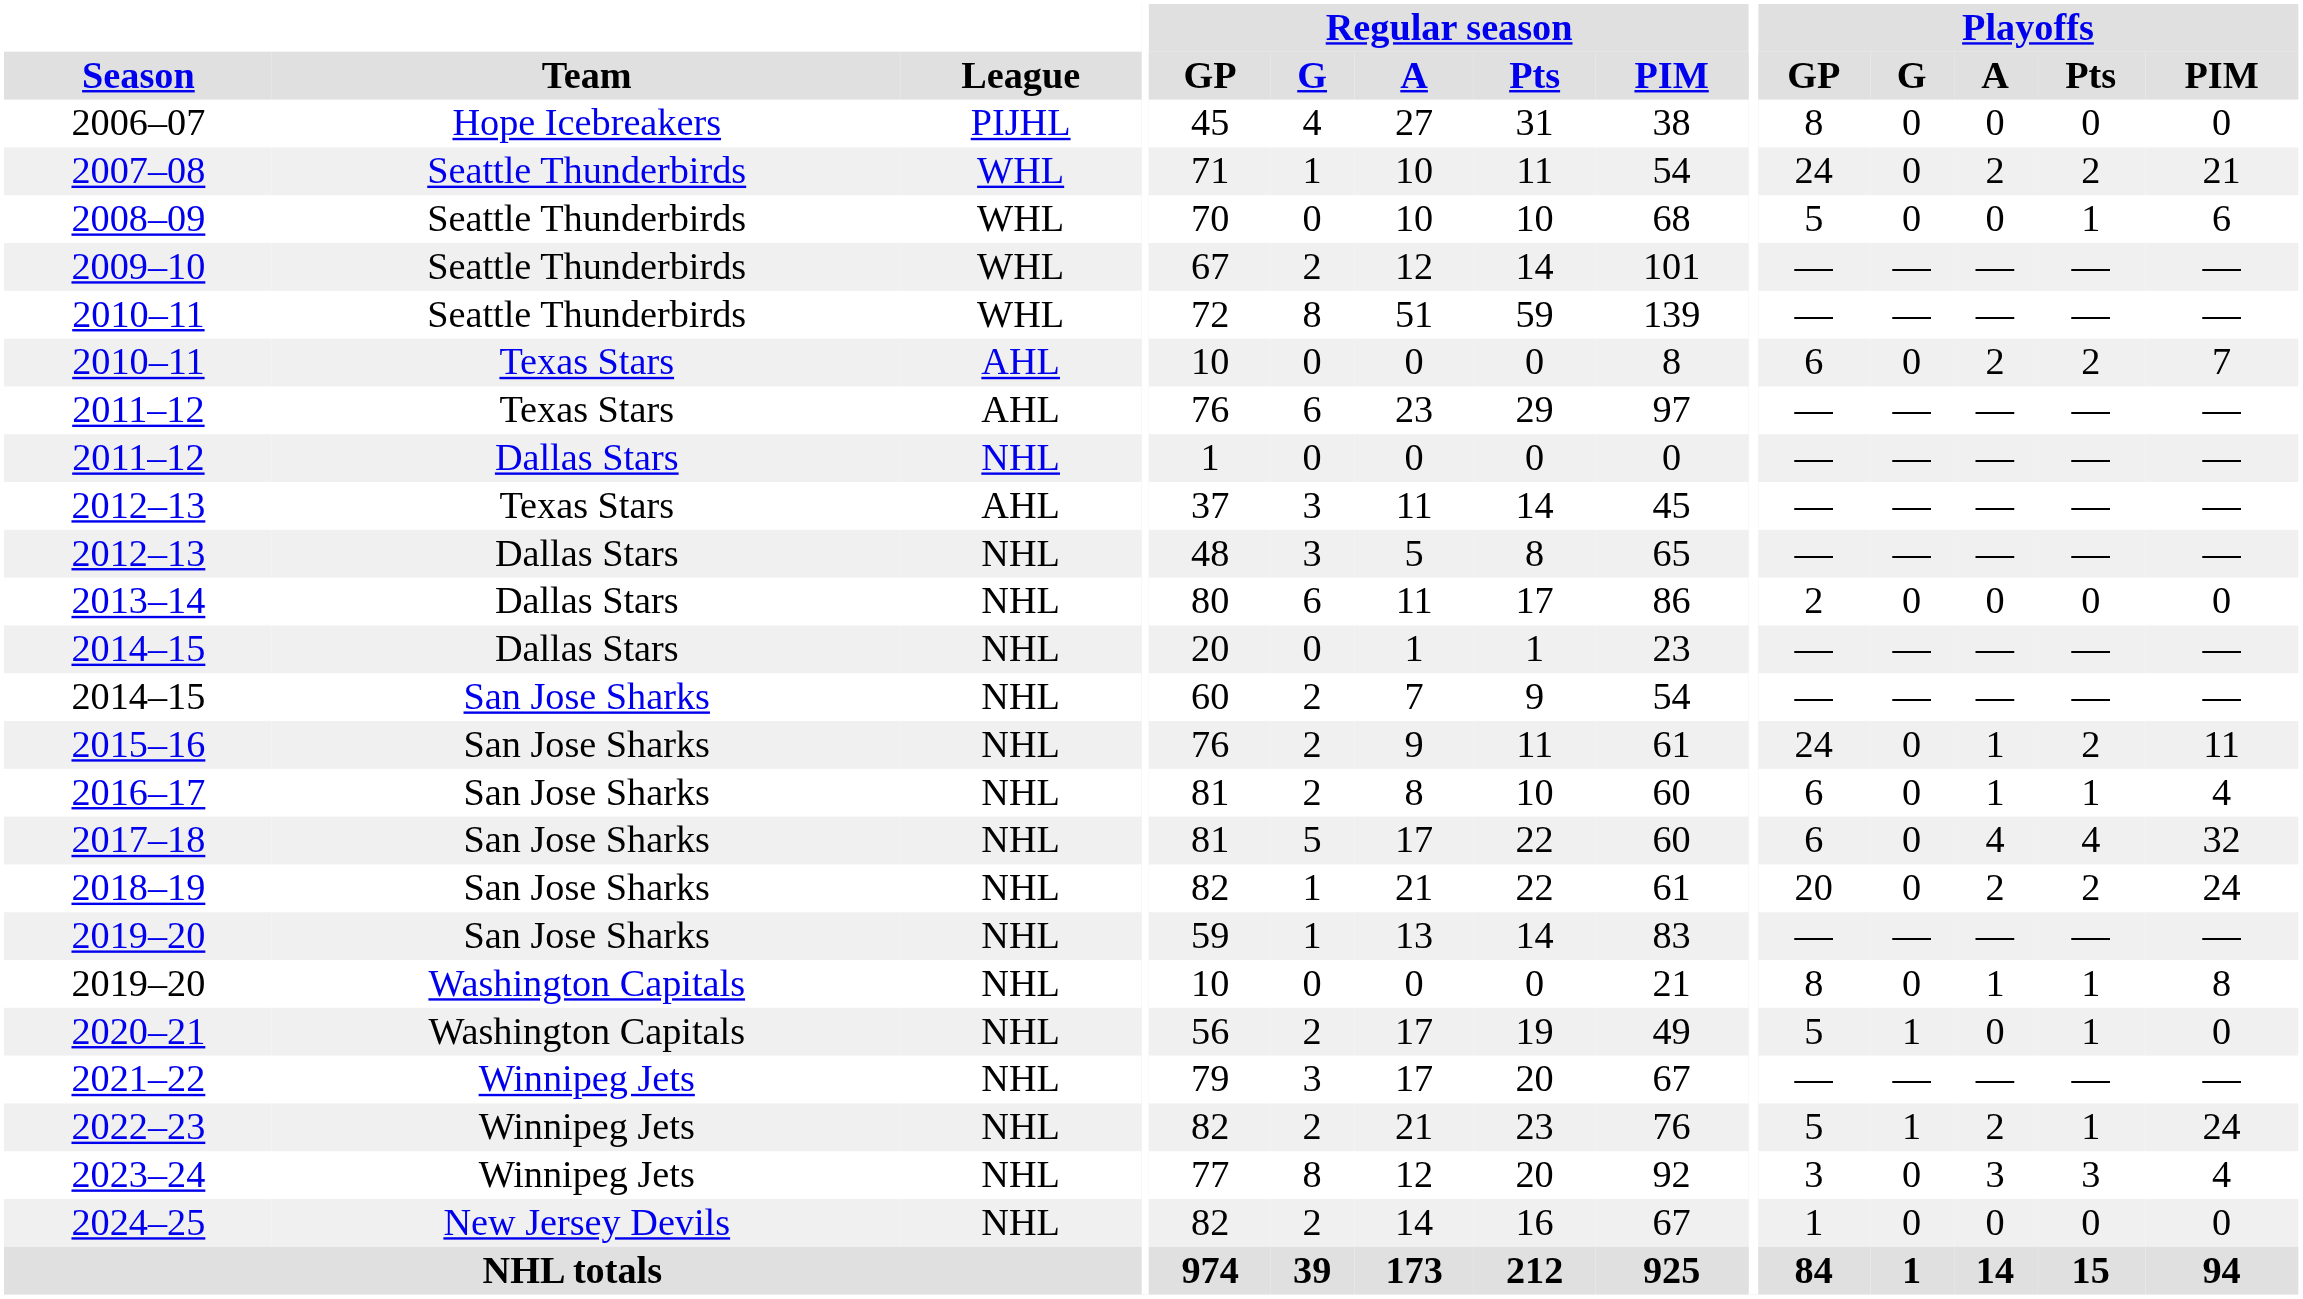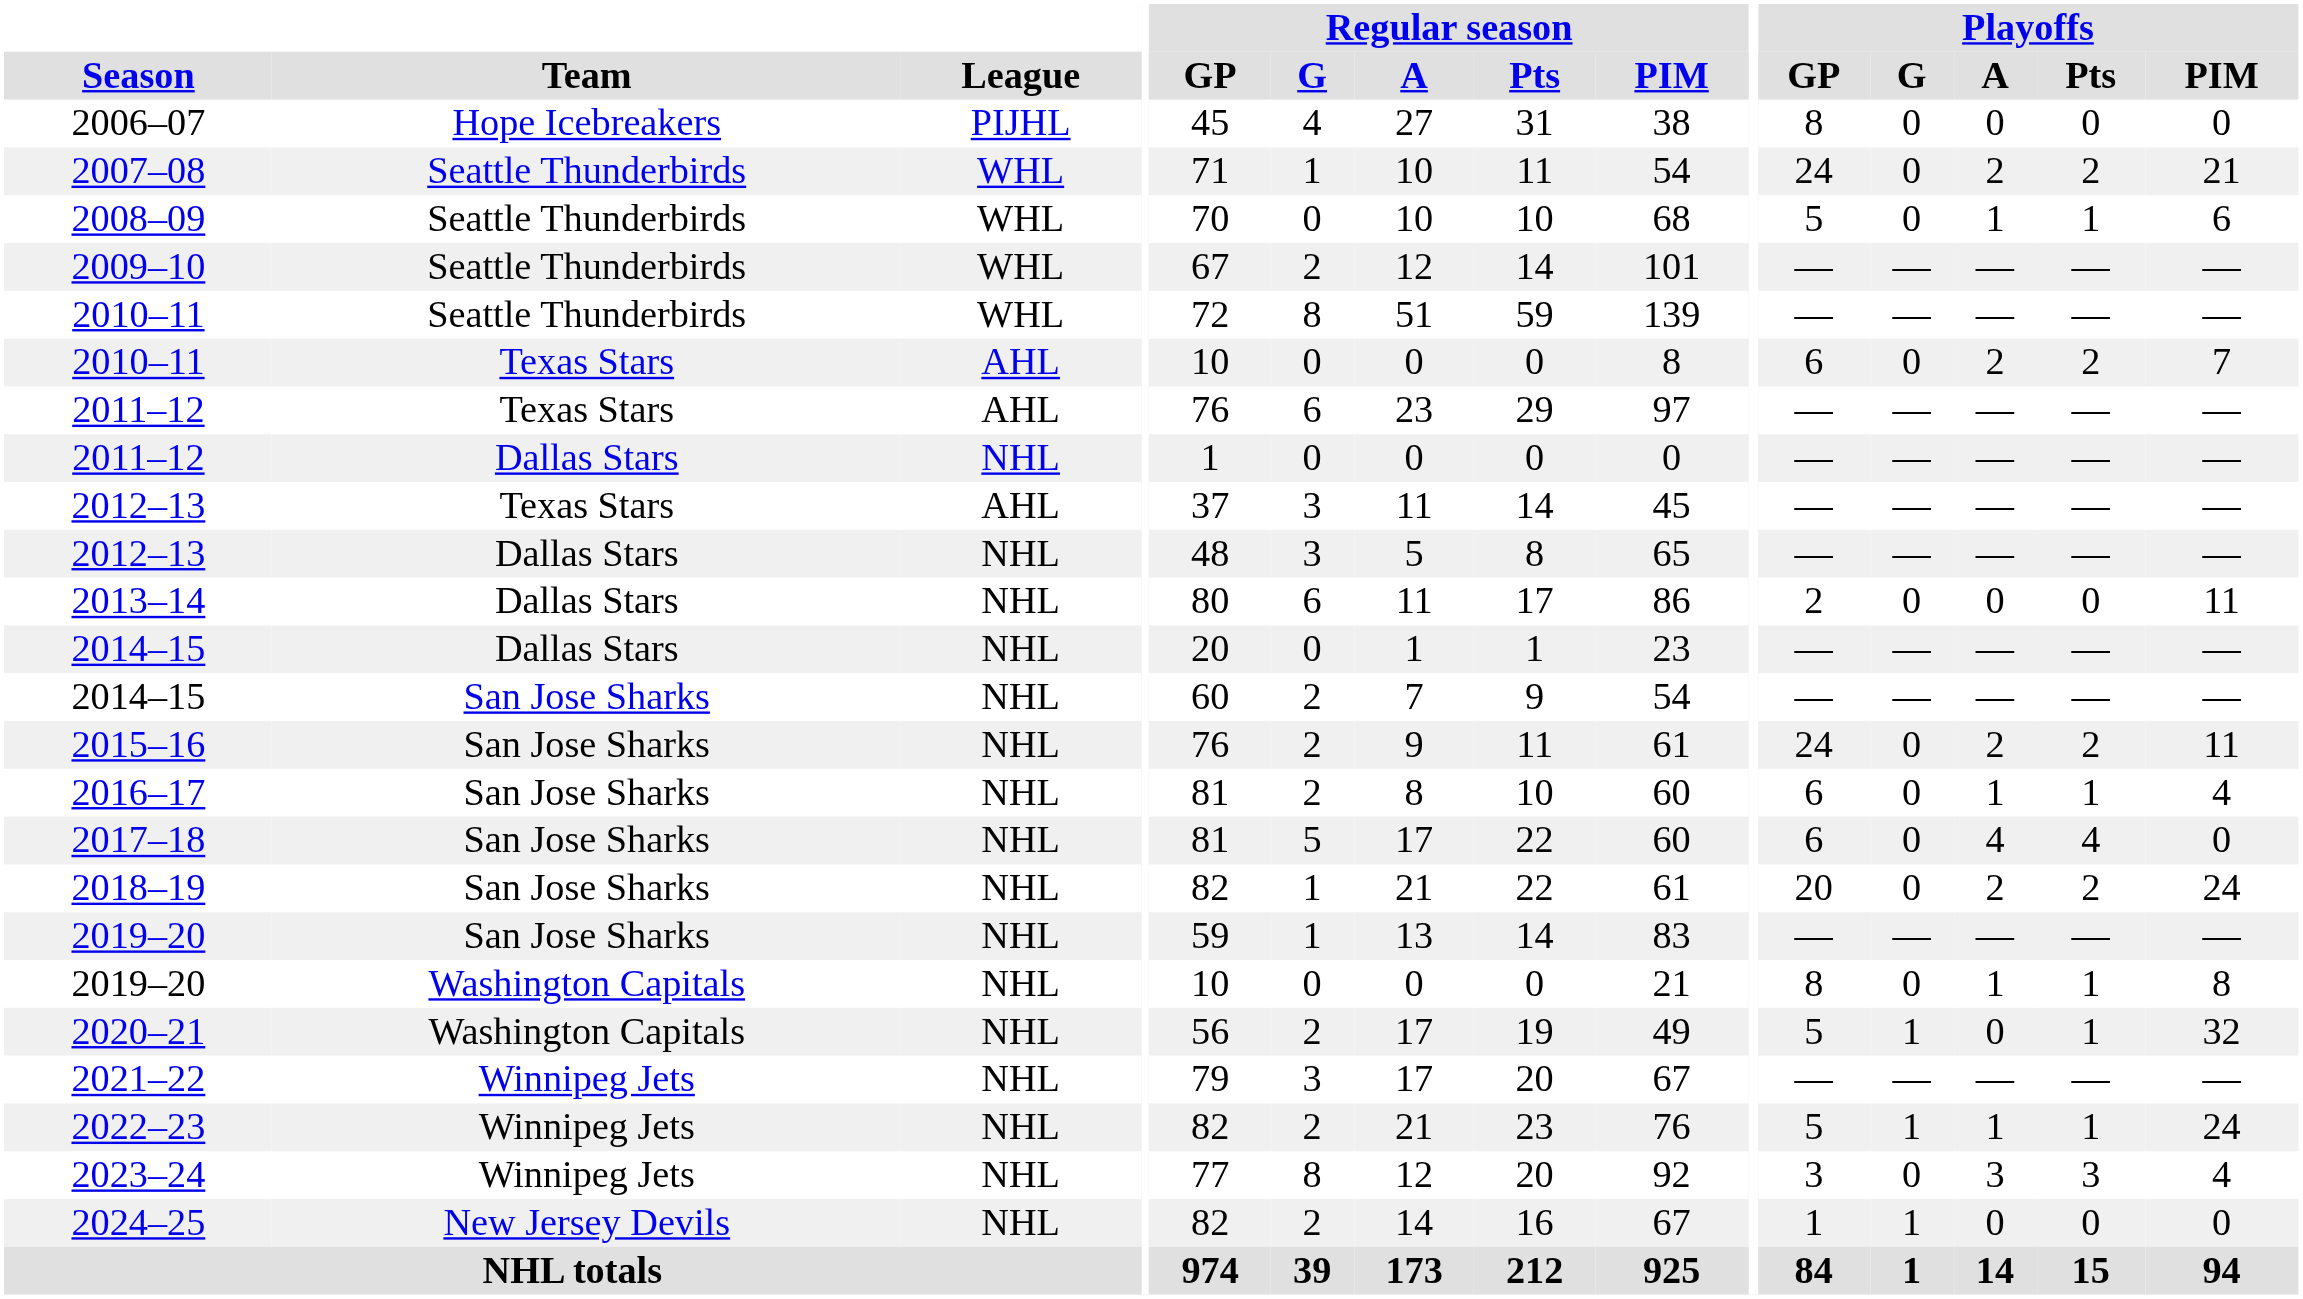(1995, 218) 0 -> (1995, 218) 1
(2222, 600) 0 -> (2222, 600) 11
(1995, 744) 1 -> (1995, 744) 2
(2222, 839) 32 -> (2222, 839) 0
(2222, 1031) 0 -> (2222, 1031) 32
(1995, 1126) 2 -> (1995, 1126) 1
(1912, 1222) 0 -> (1912, 1222) 1
